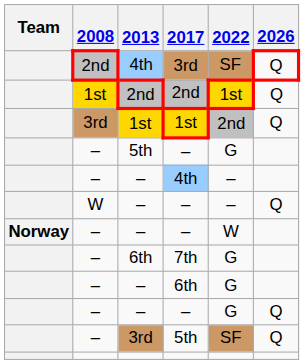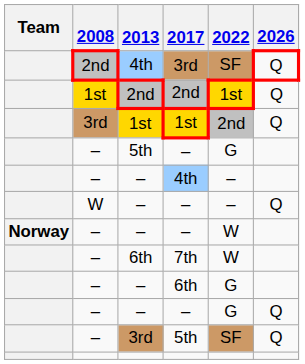(231, 258) G -> (231, 258) W
